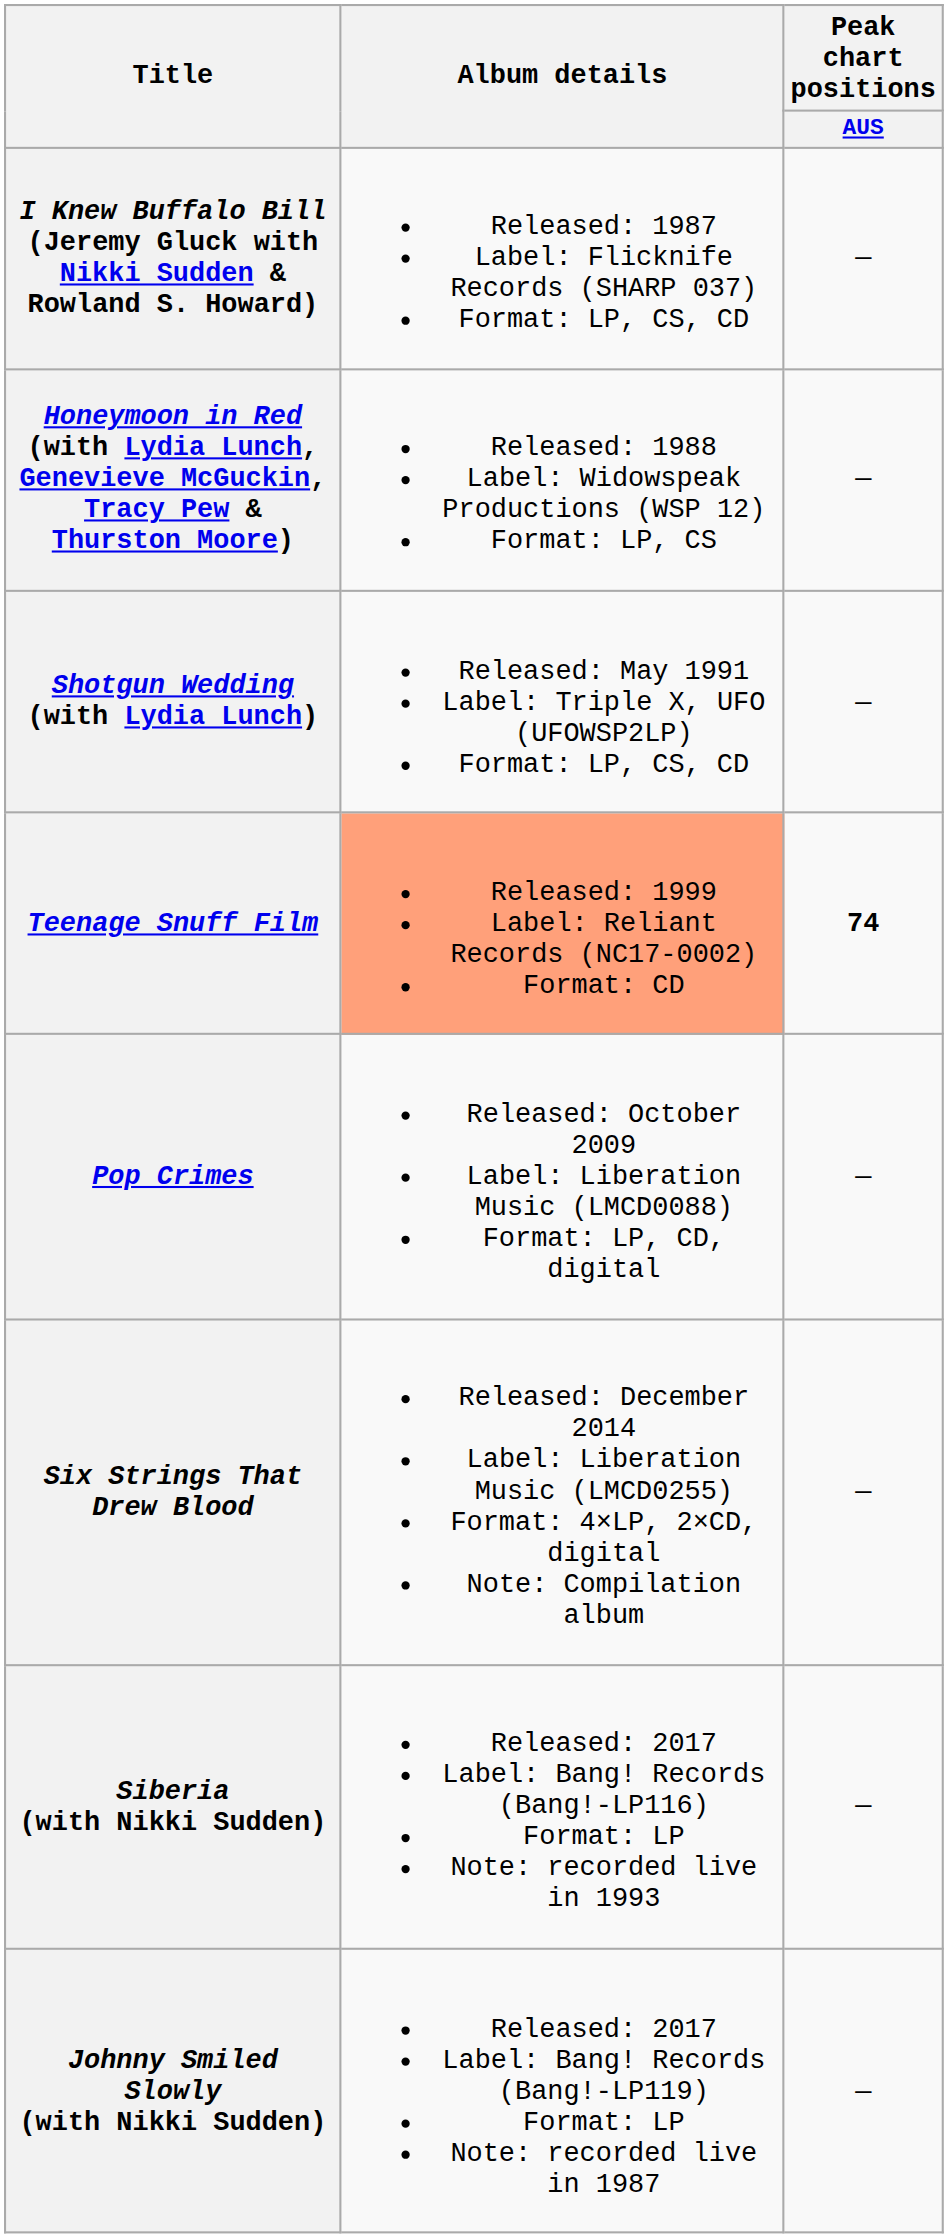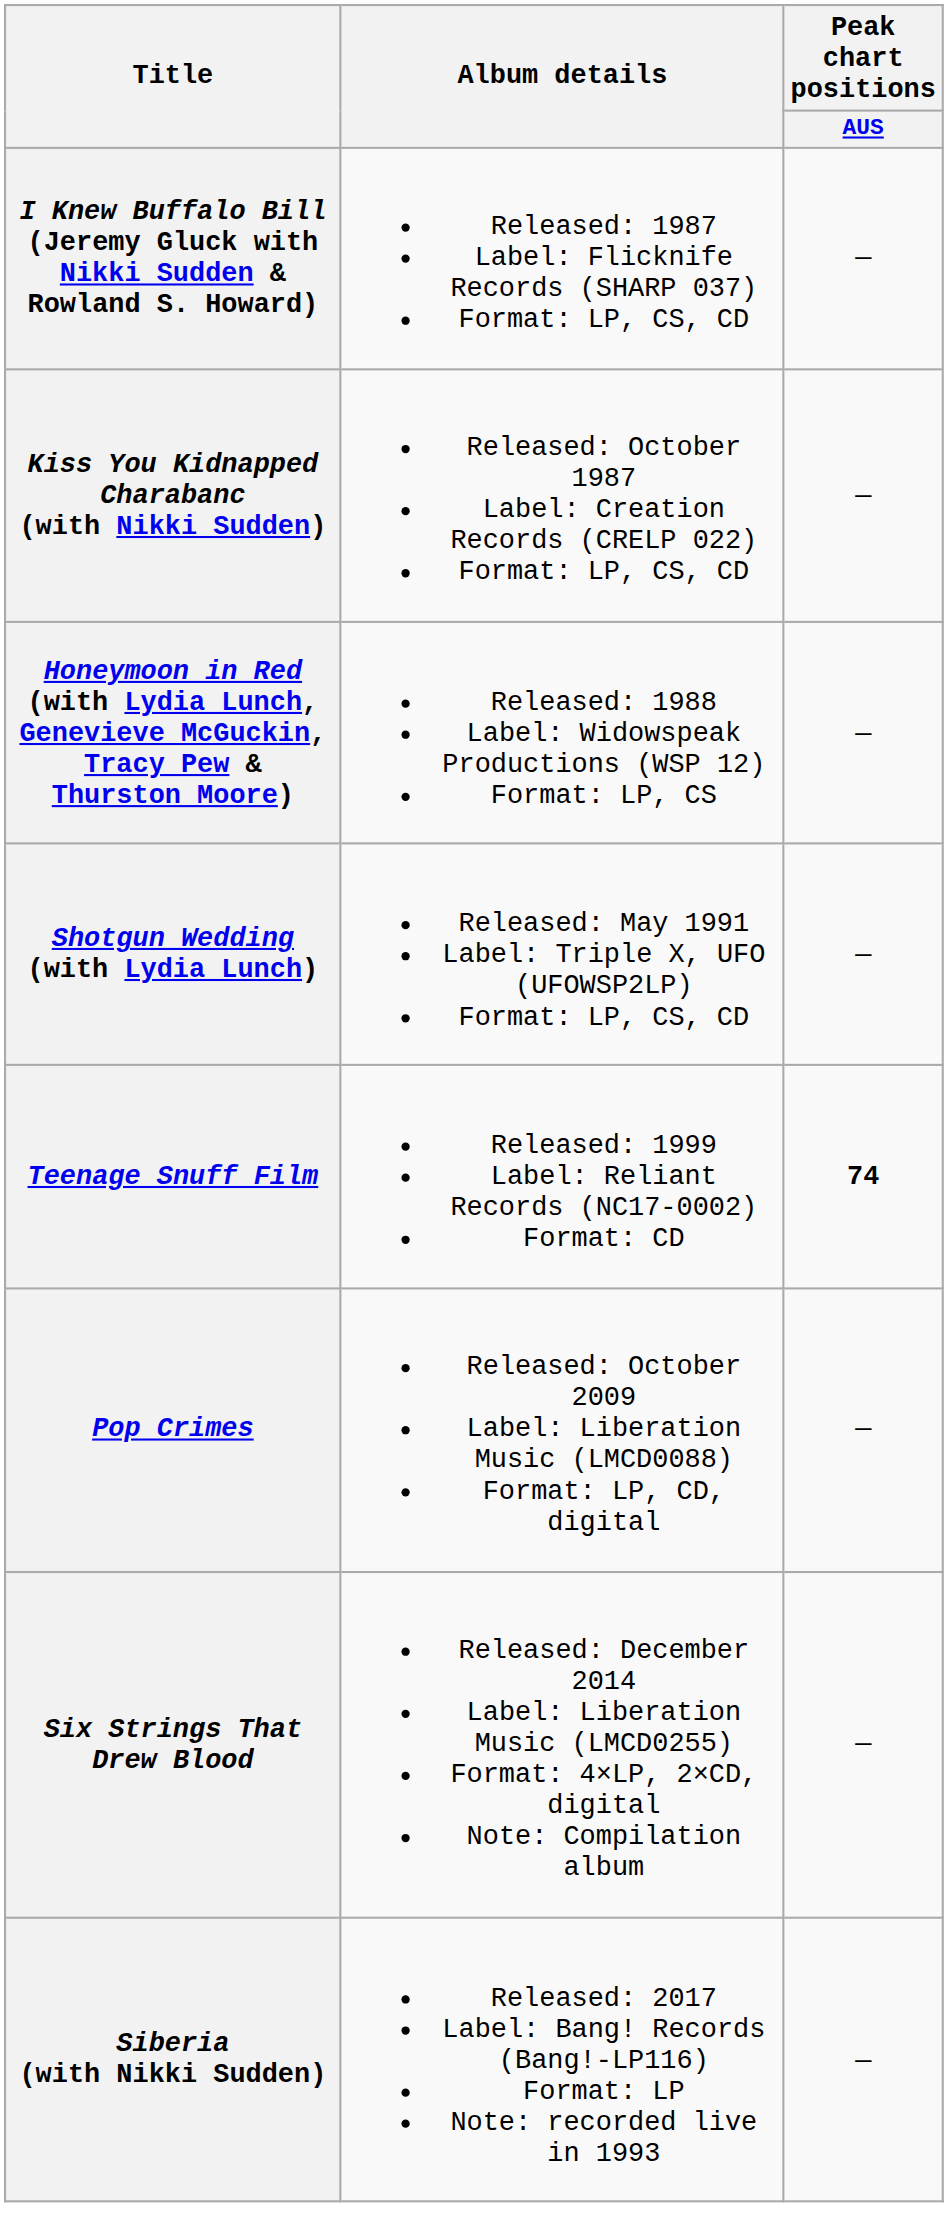+ row: (173, 495)
(562, 939) lightsalmon background -> (562, 1192) no background
- row: (173, 2091)
